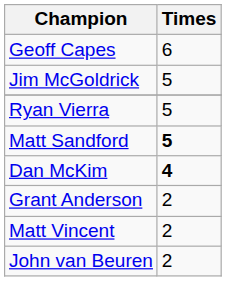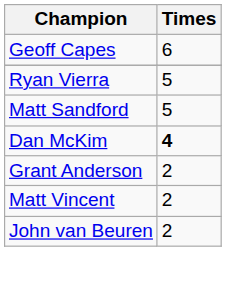- row: (74, 79)
(167, 140) bold -> (167, 110) normal
